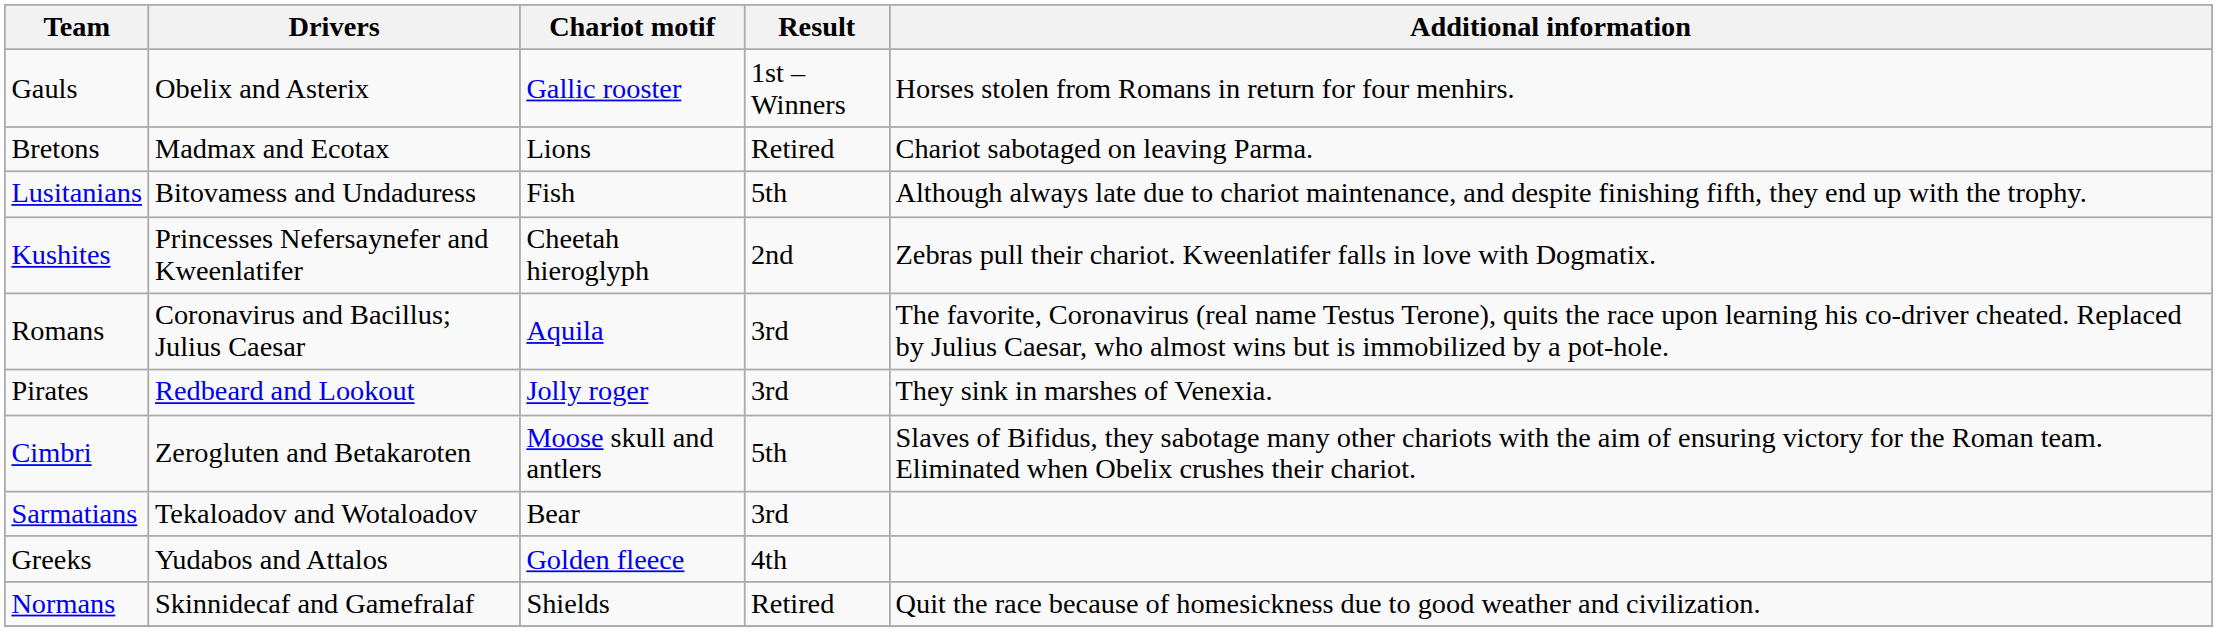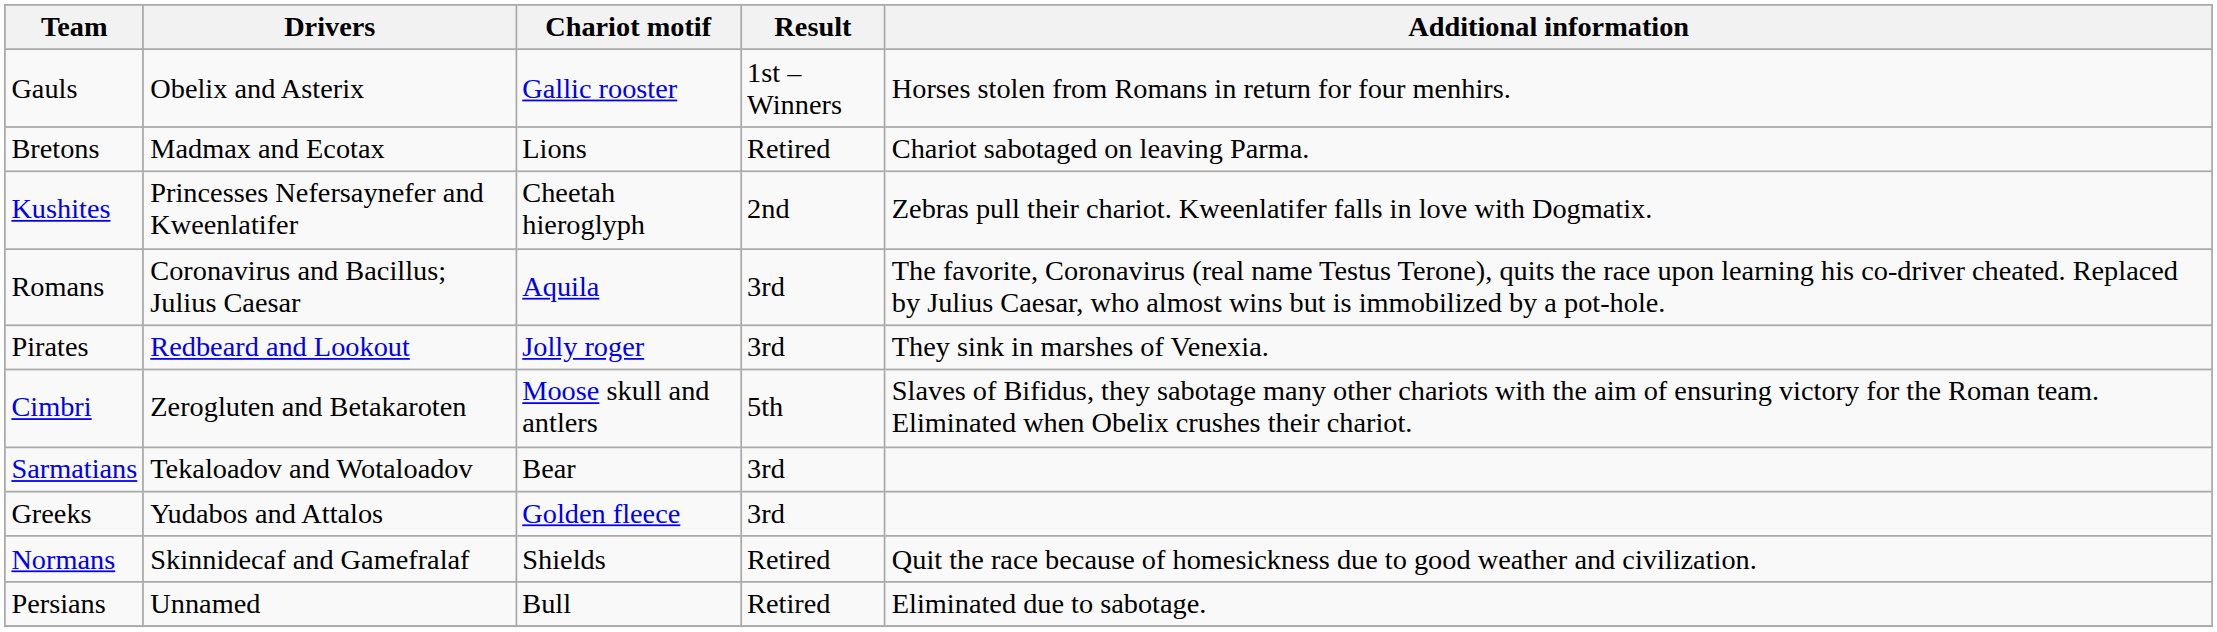- row: (77, 193)
(769, 558) 4th -> (766, 513) 3rd
+ row: (59, 603)
